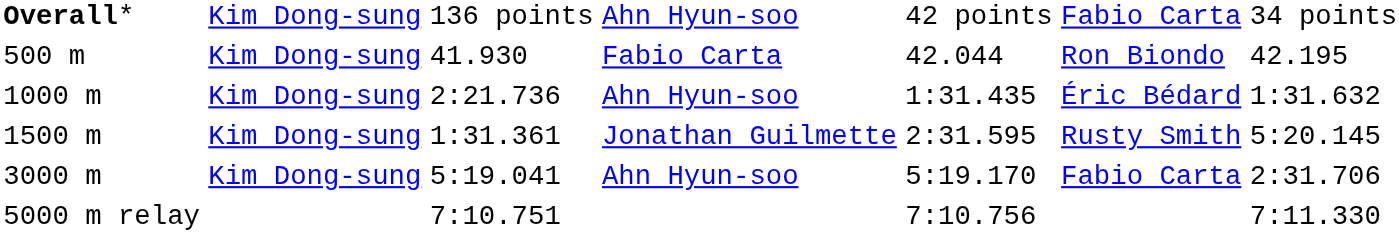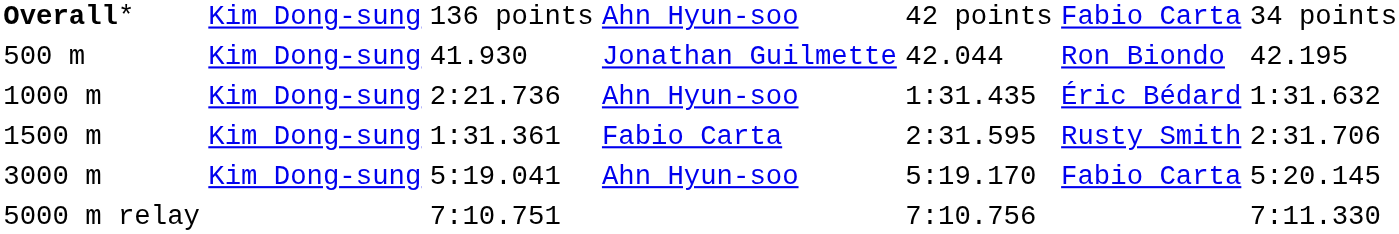(692, 57) Fabio Carta -> (749, 57) Jonathan Guilmette
(749, 137) Jonathan Guilmette -> (692, 137) Fabio Carta
(1315, 137) 5:20.145 -> (1315, 137) 2:31.706
(1315, 177) 2:31.706 -> (1315, 177) 5:20.145
